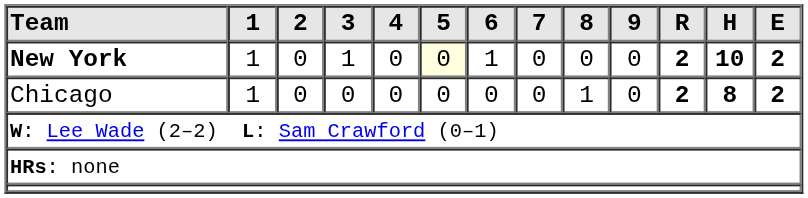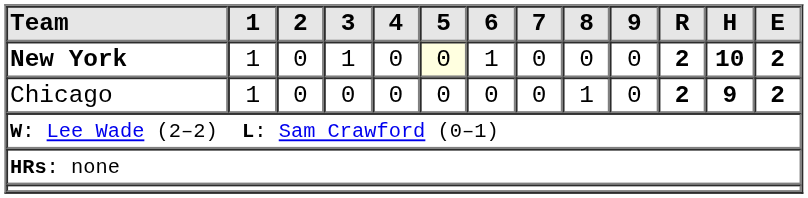(730, 95) 8 -> (730, 95) 9
